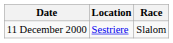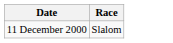- column: (112, 12)
